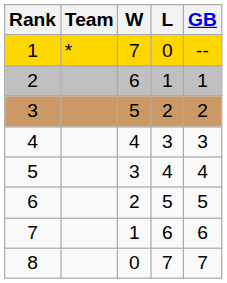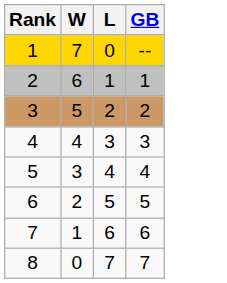- column: (89, 19)
